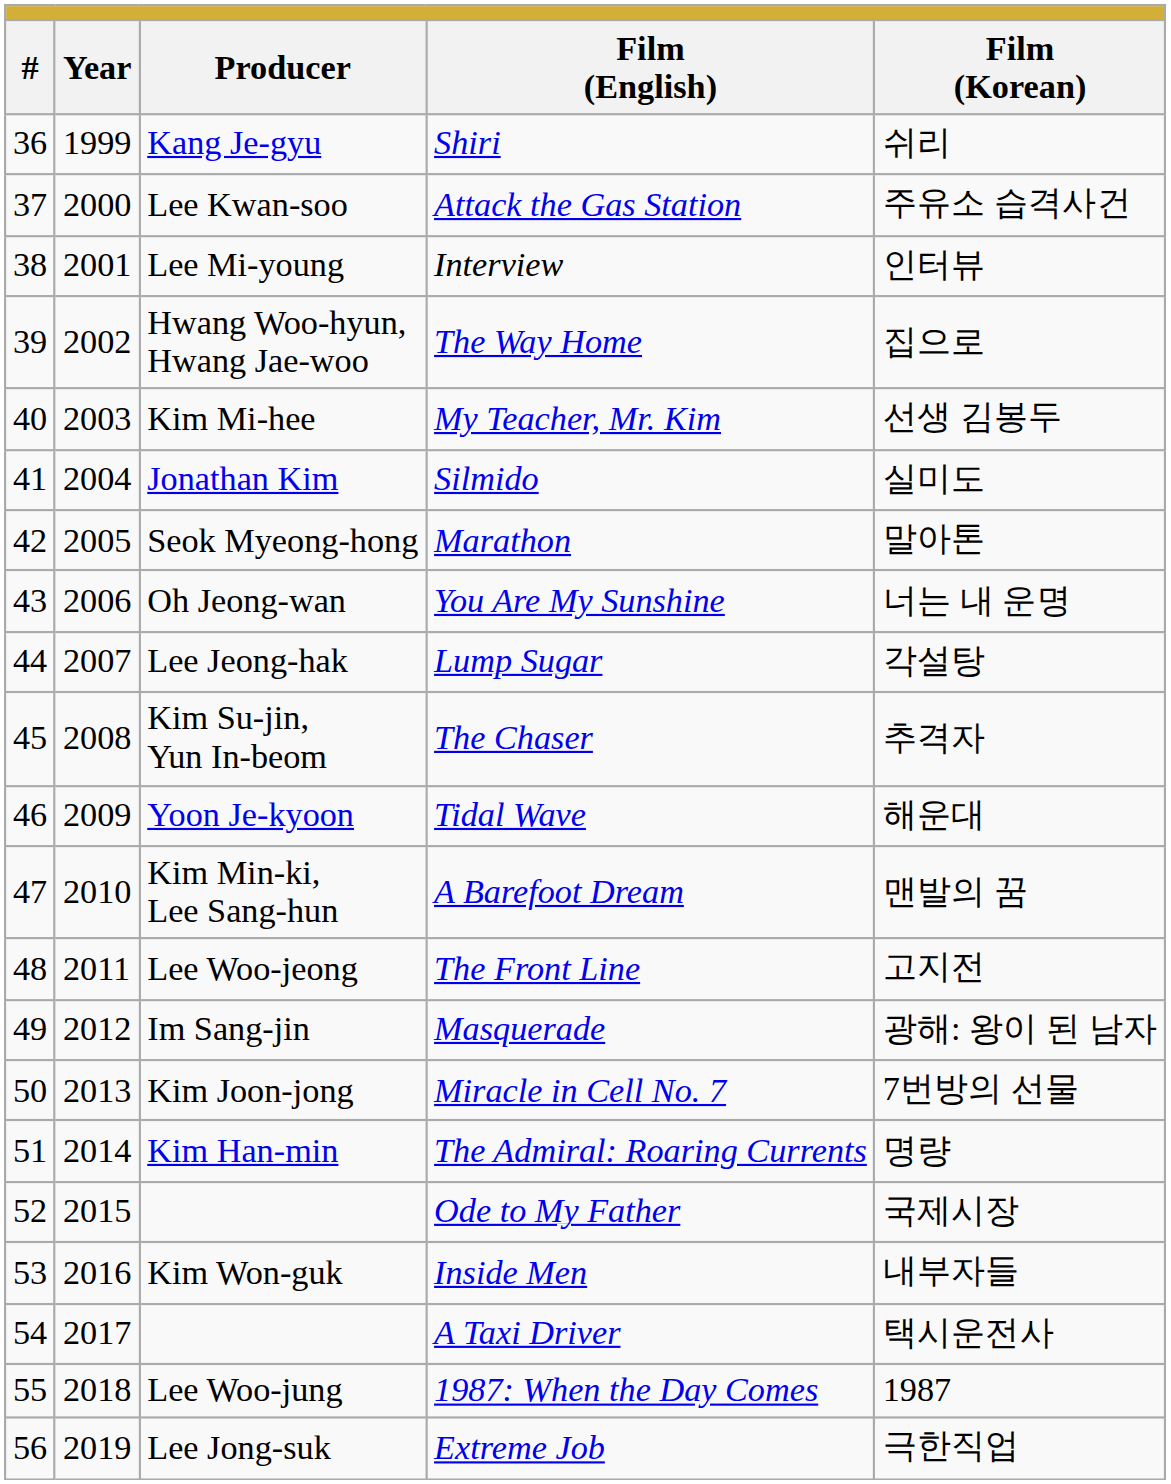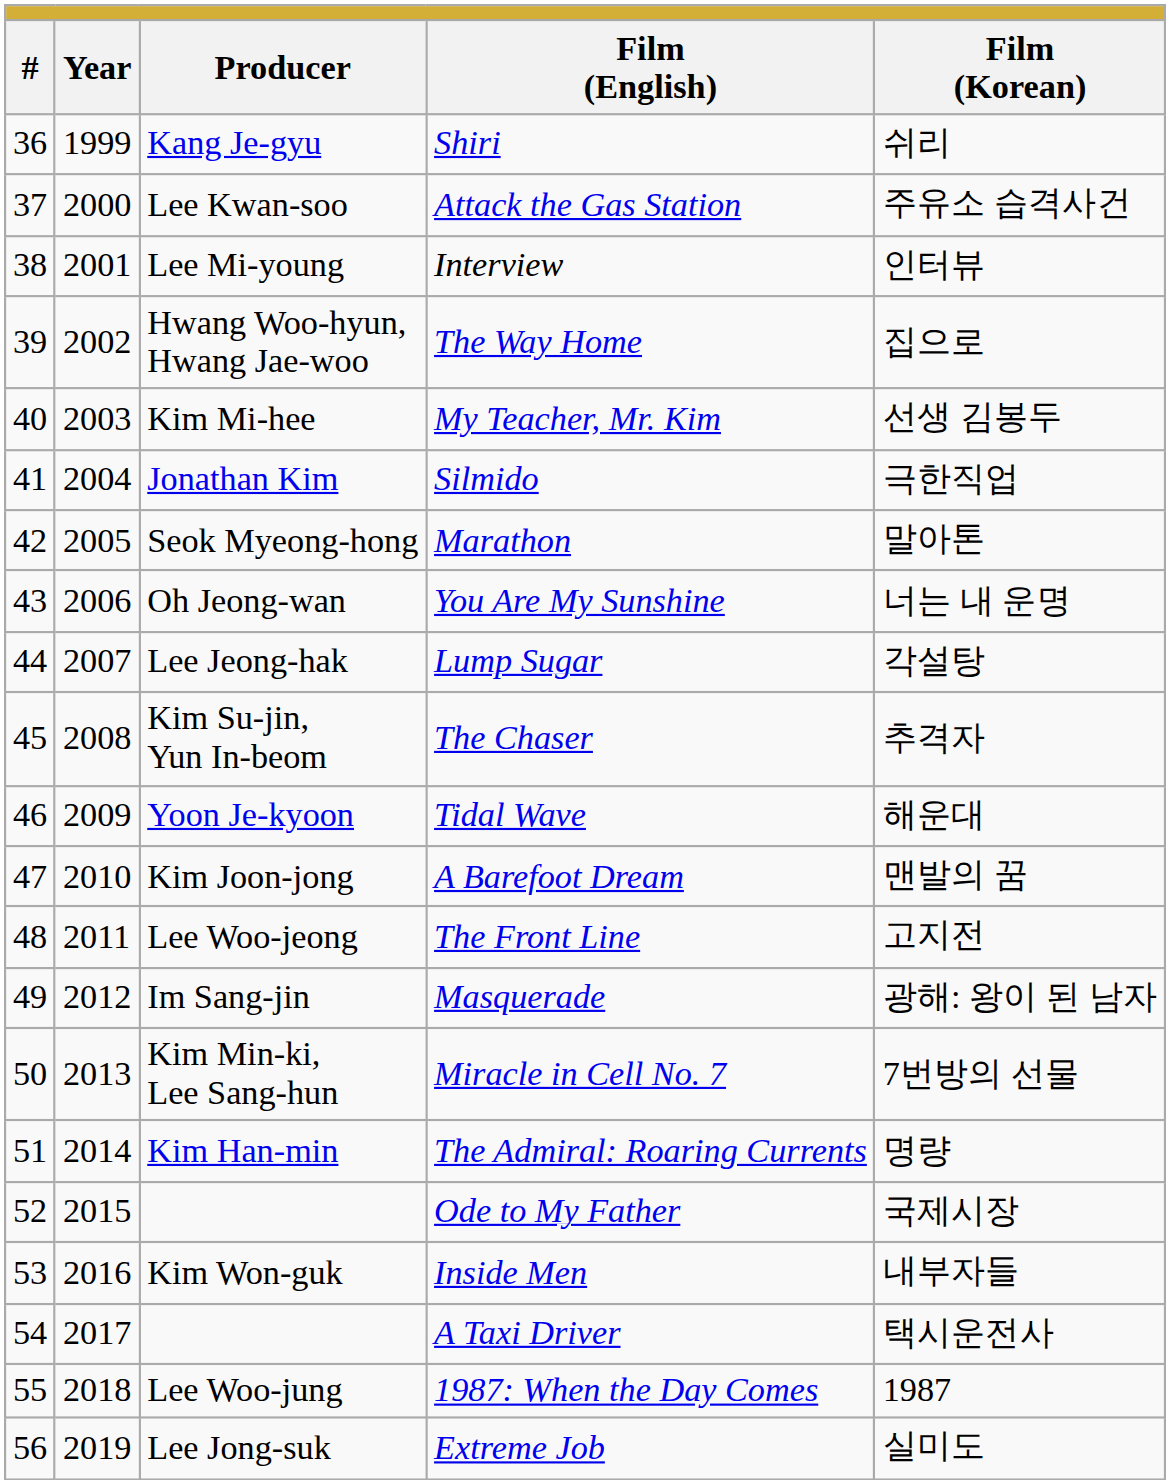(934, 478) 실미도 -> (951, 478) 극한직업
(243, 891) Kim Min-ki, Lee Sang-hun -> (250, 875) Kim Joon-jong
(250, 1089) Kim Joon-jong -> (243, 1073) Kim Min-ki, Lee Sang-hun
(951, 1446) 극한직업 -> (934, 1446) 실미도
